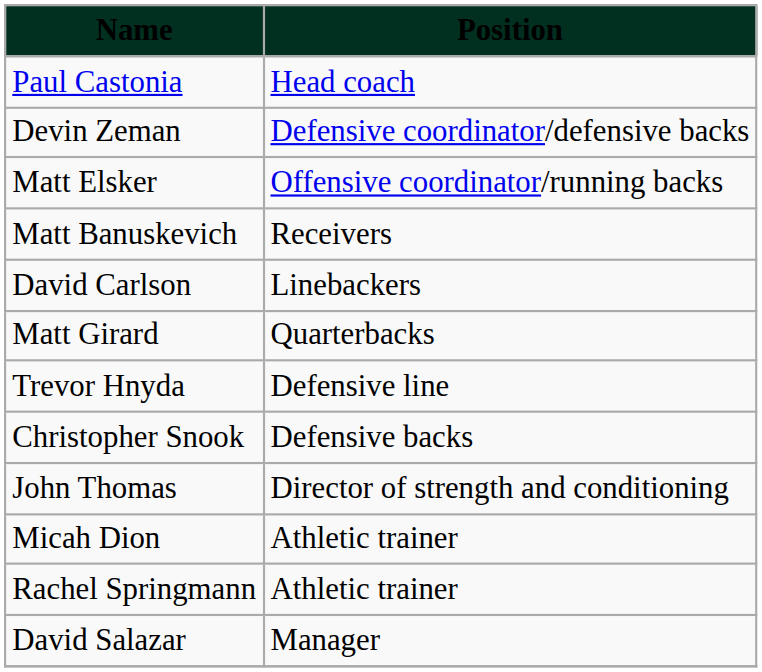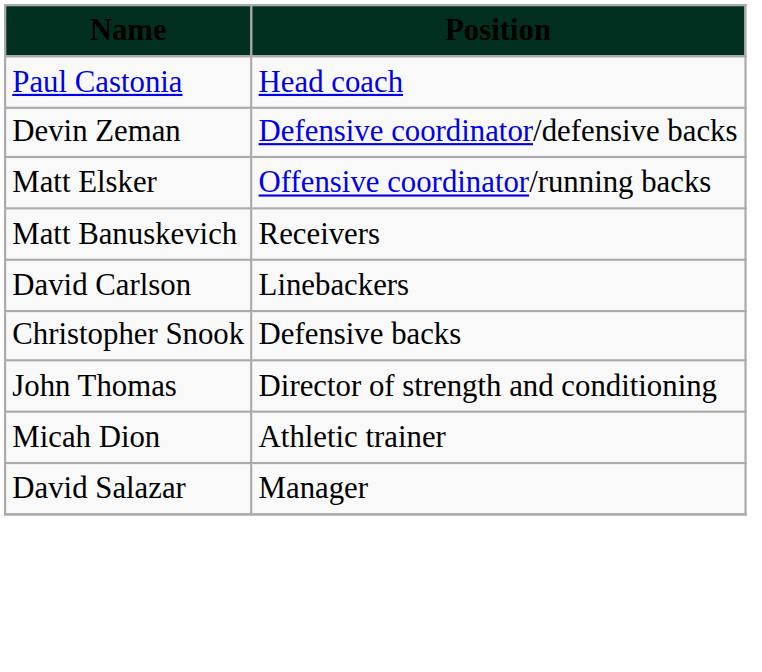- row: (85, 335)
- row: (99, 386)
- row: (134, 589)
